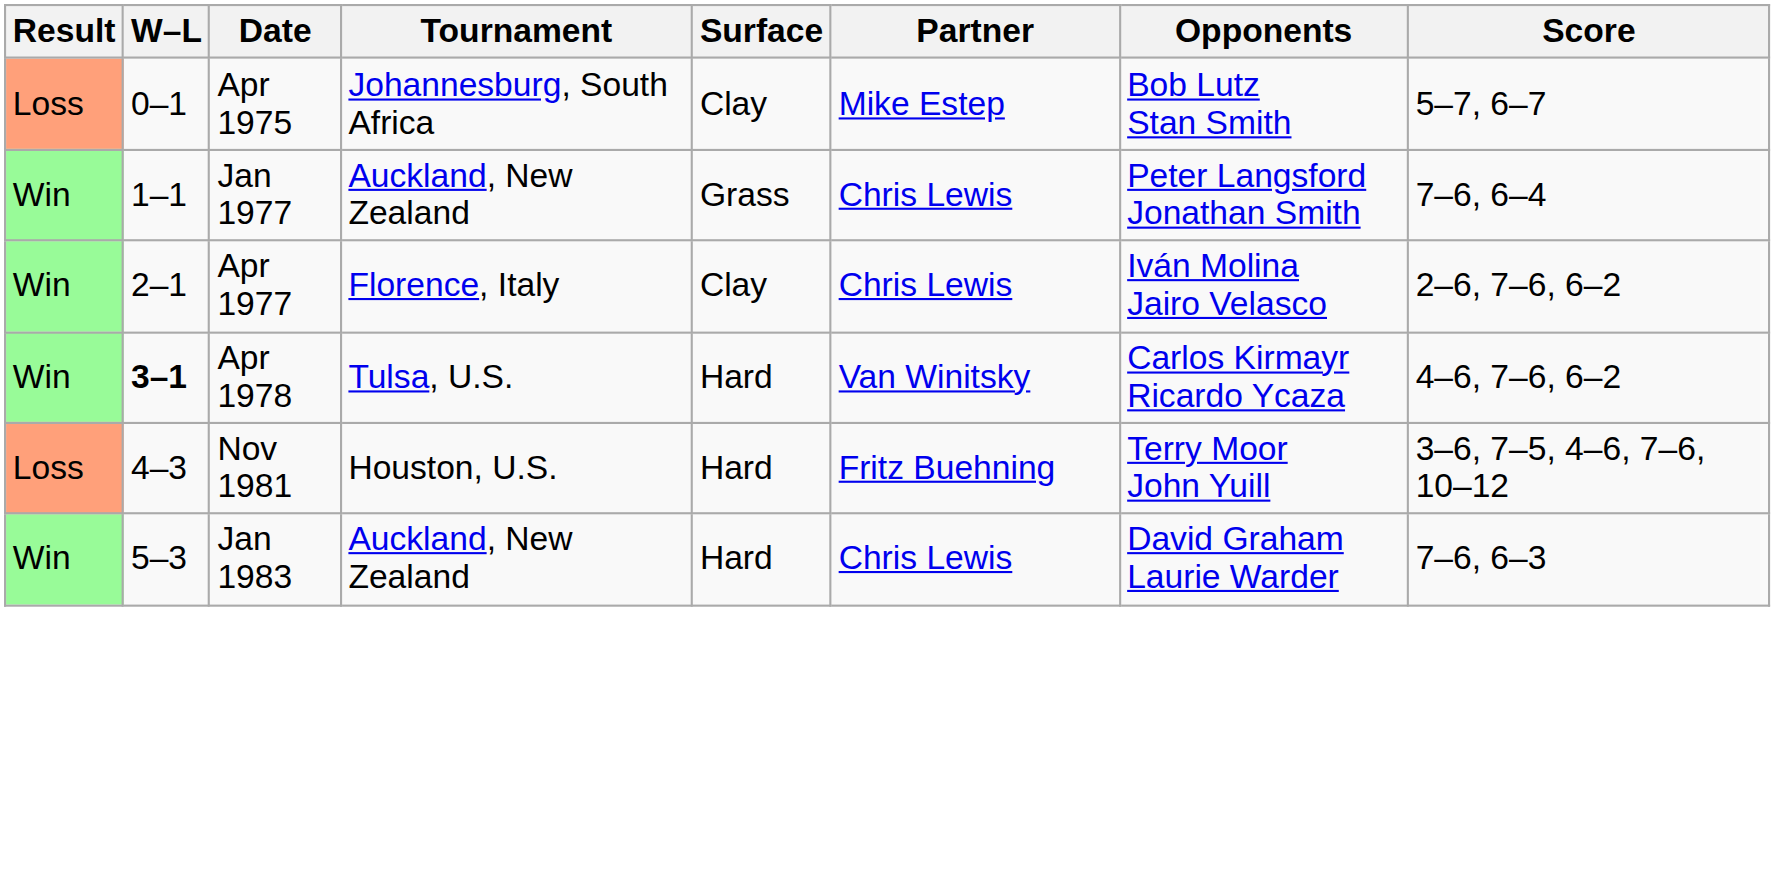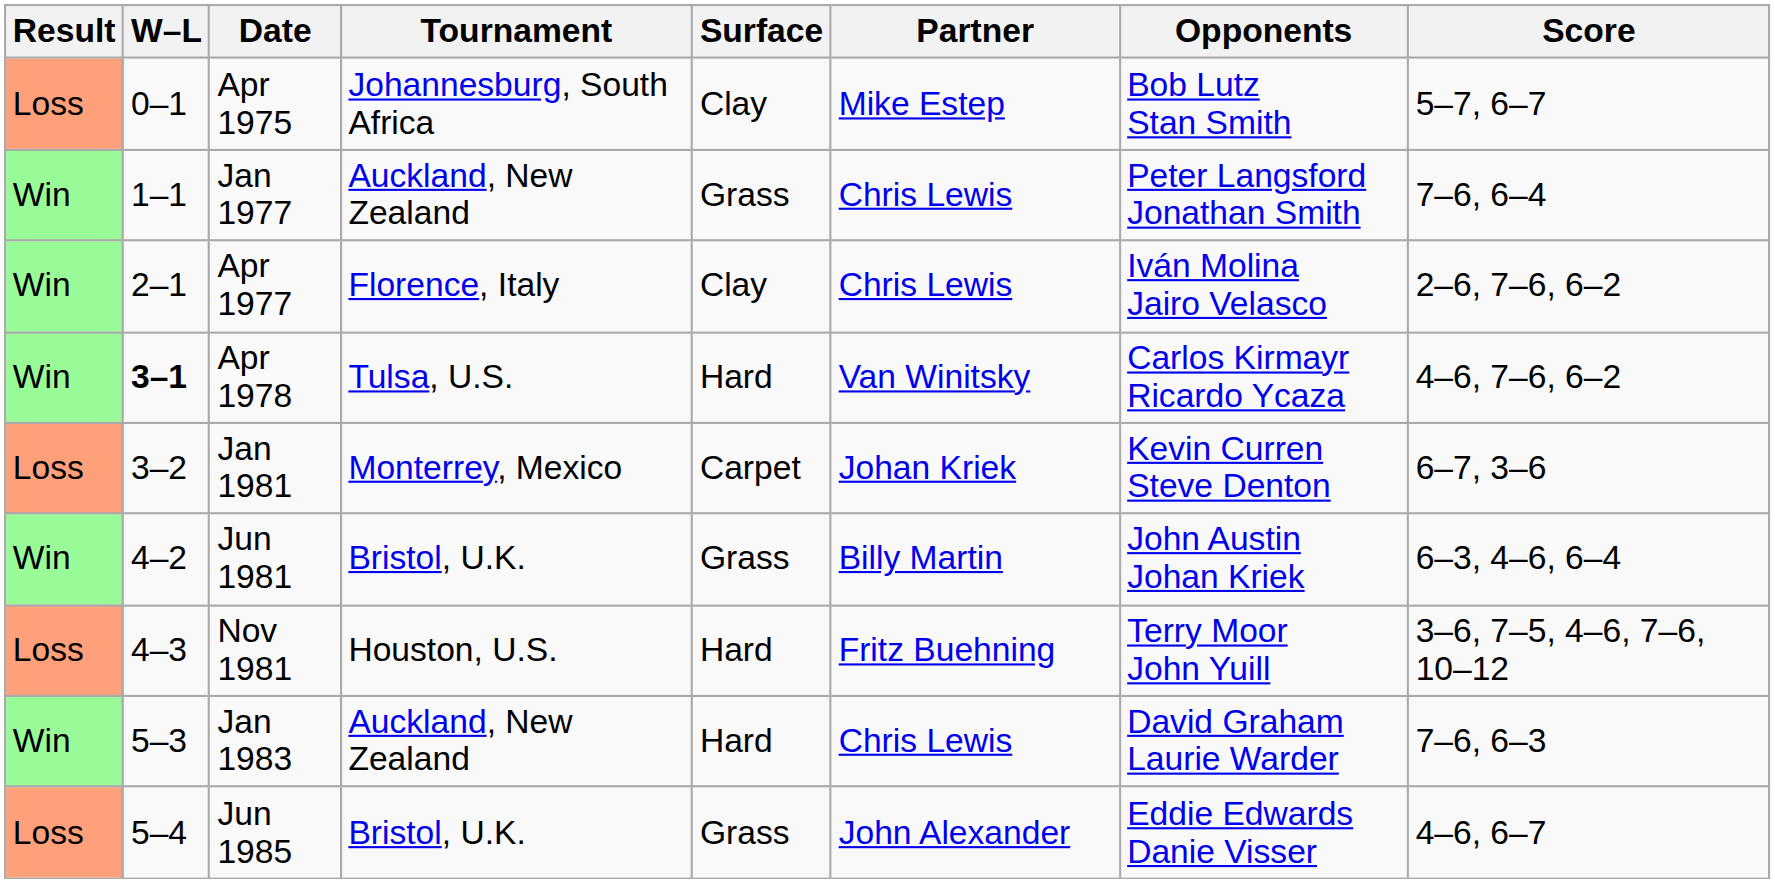+ row: (255, 467)
+ row: (255, 558)
+ row: (255, 832)
